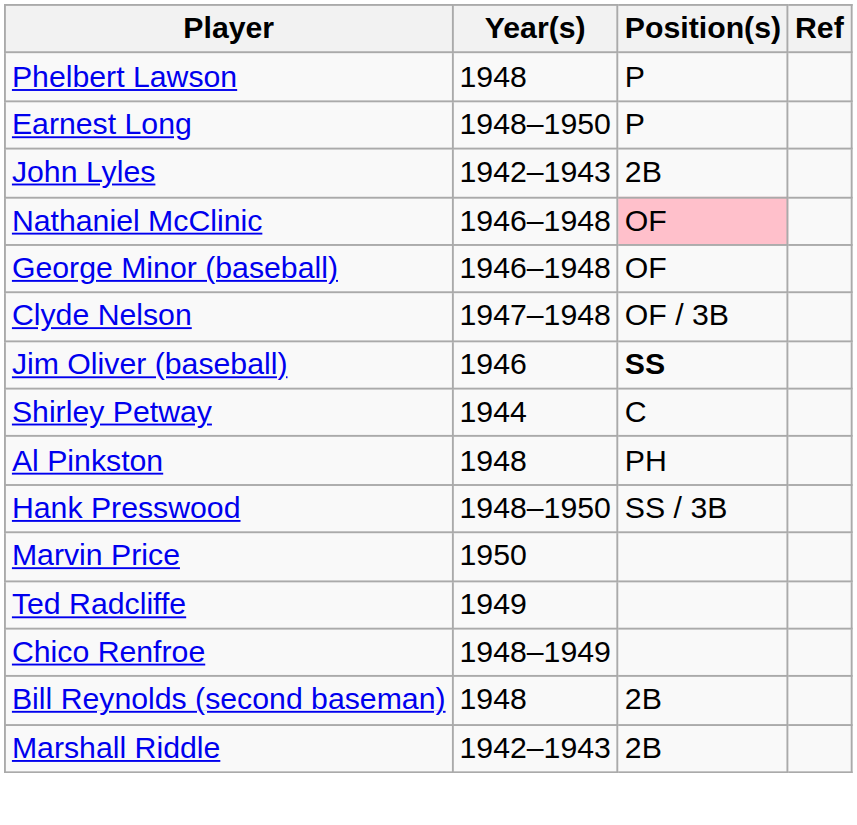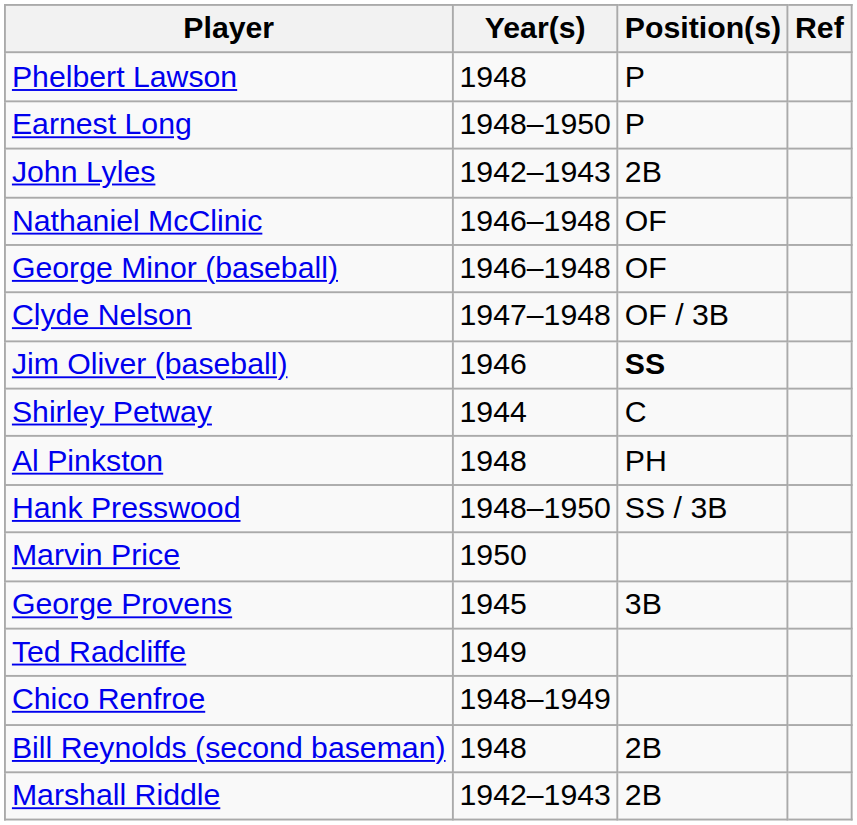(646, 220) pink background -> (646, 220) no background
+ row: (122, 603)
